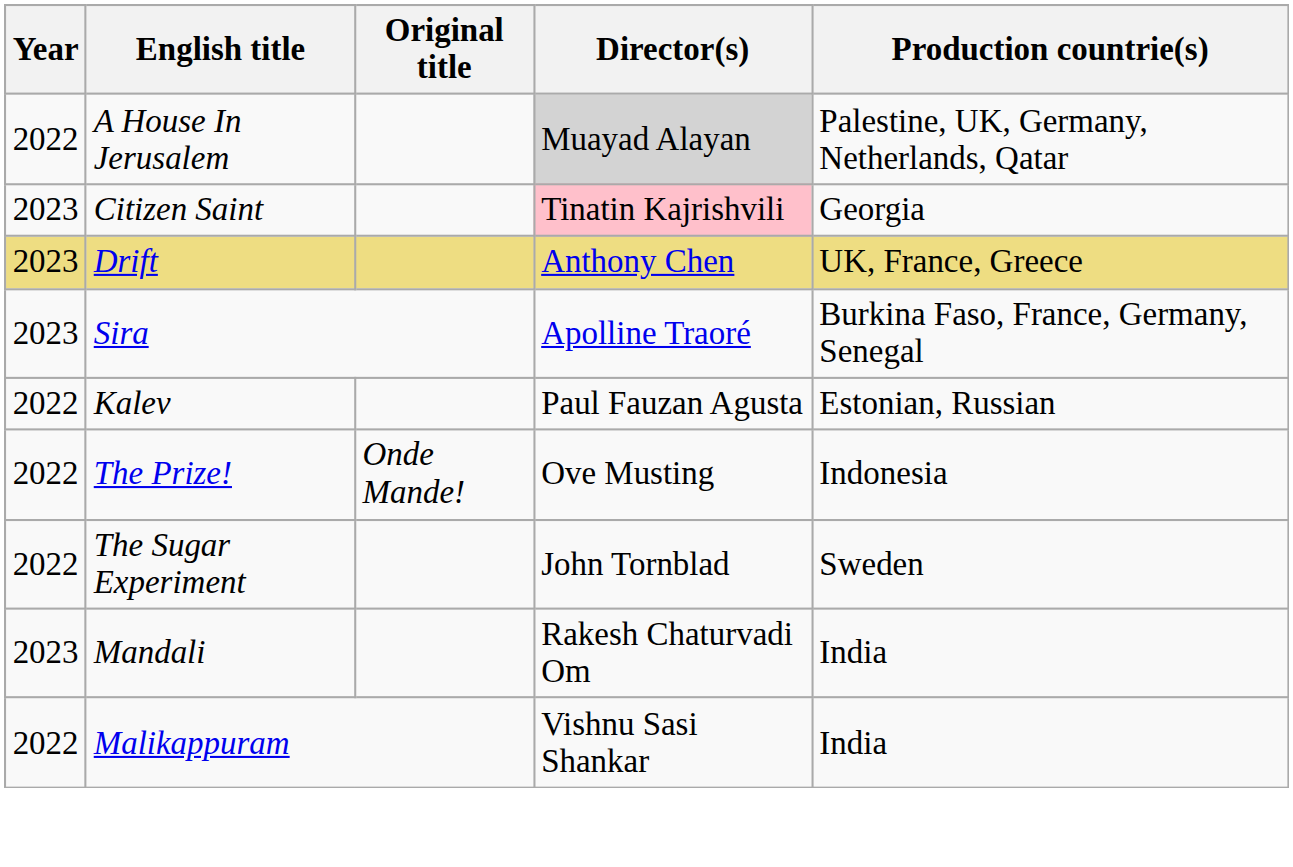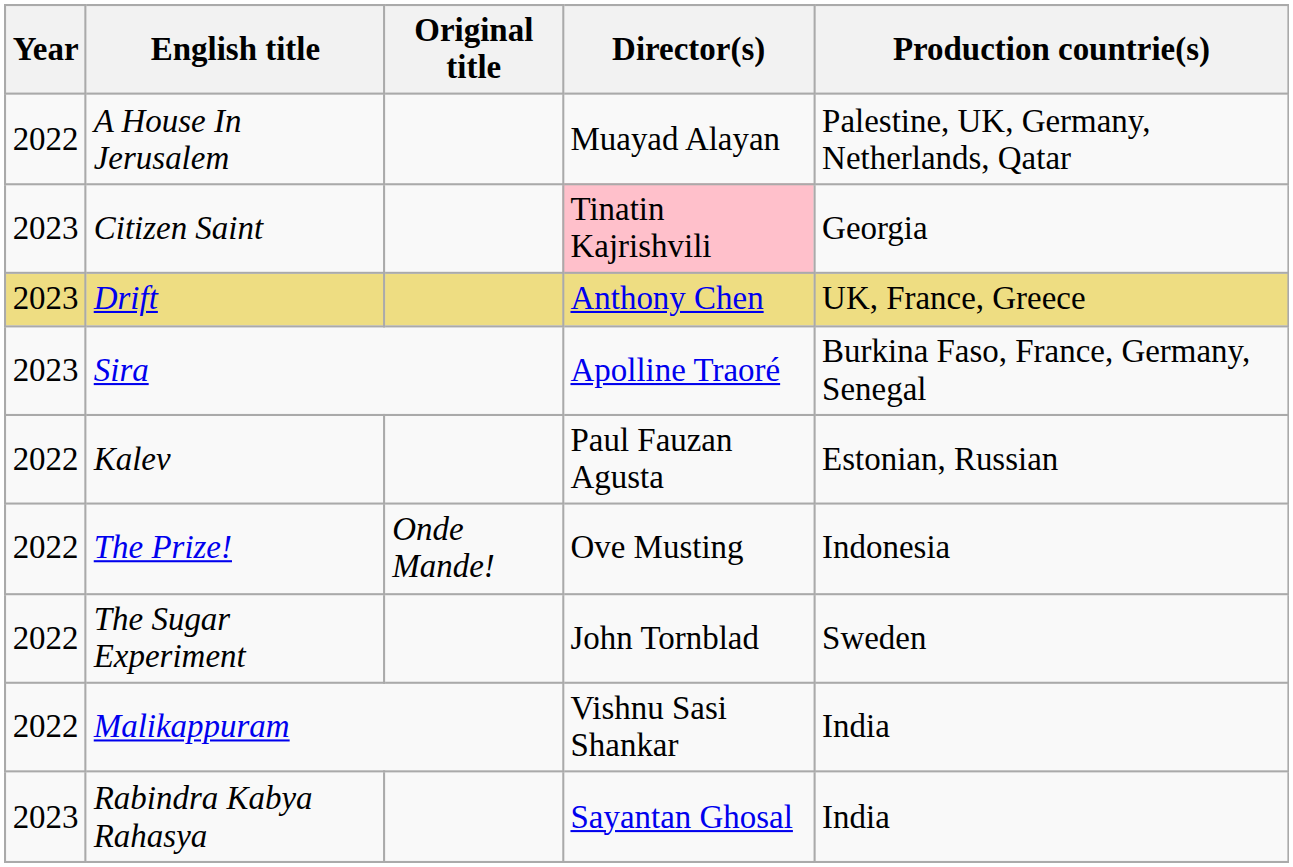(646, 138) lightgrey background -> (675, 138) no background
- row: (150, 652)
+ row: (203, 816)
